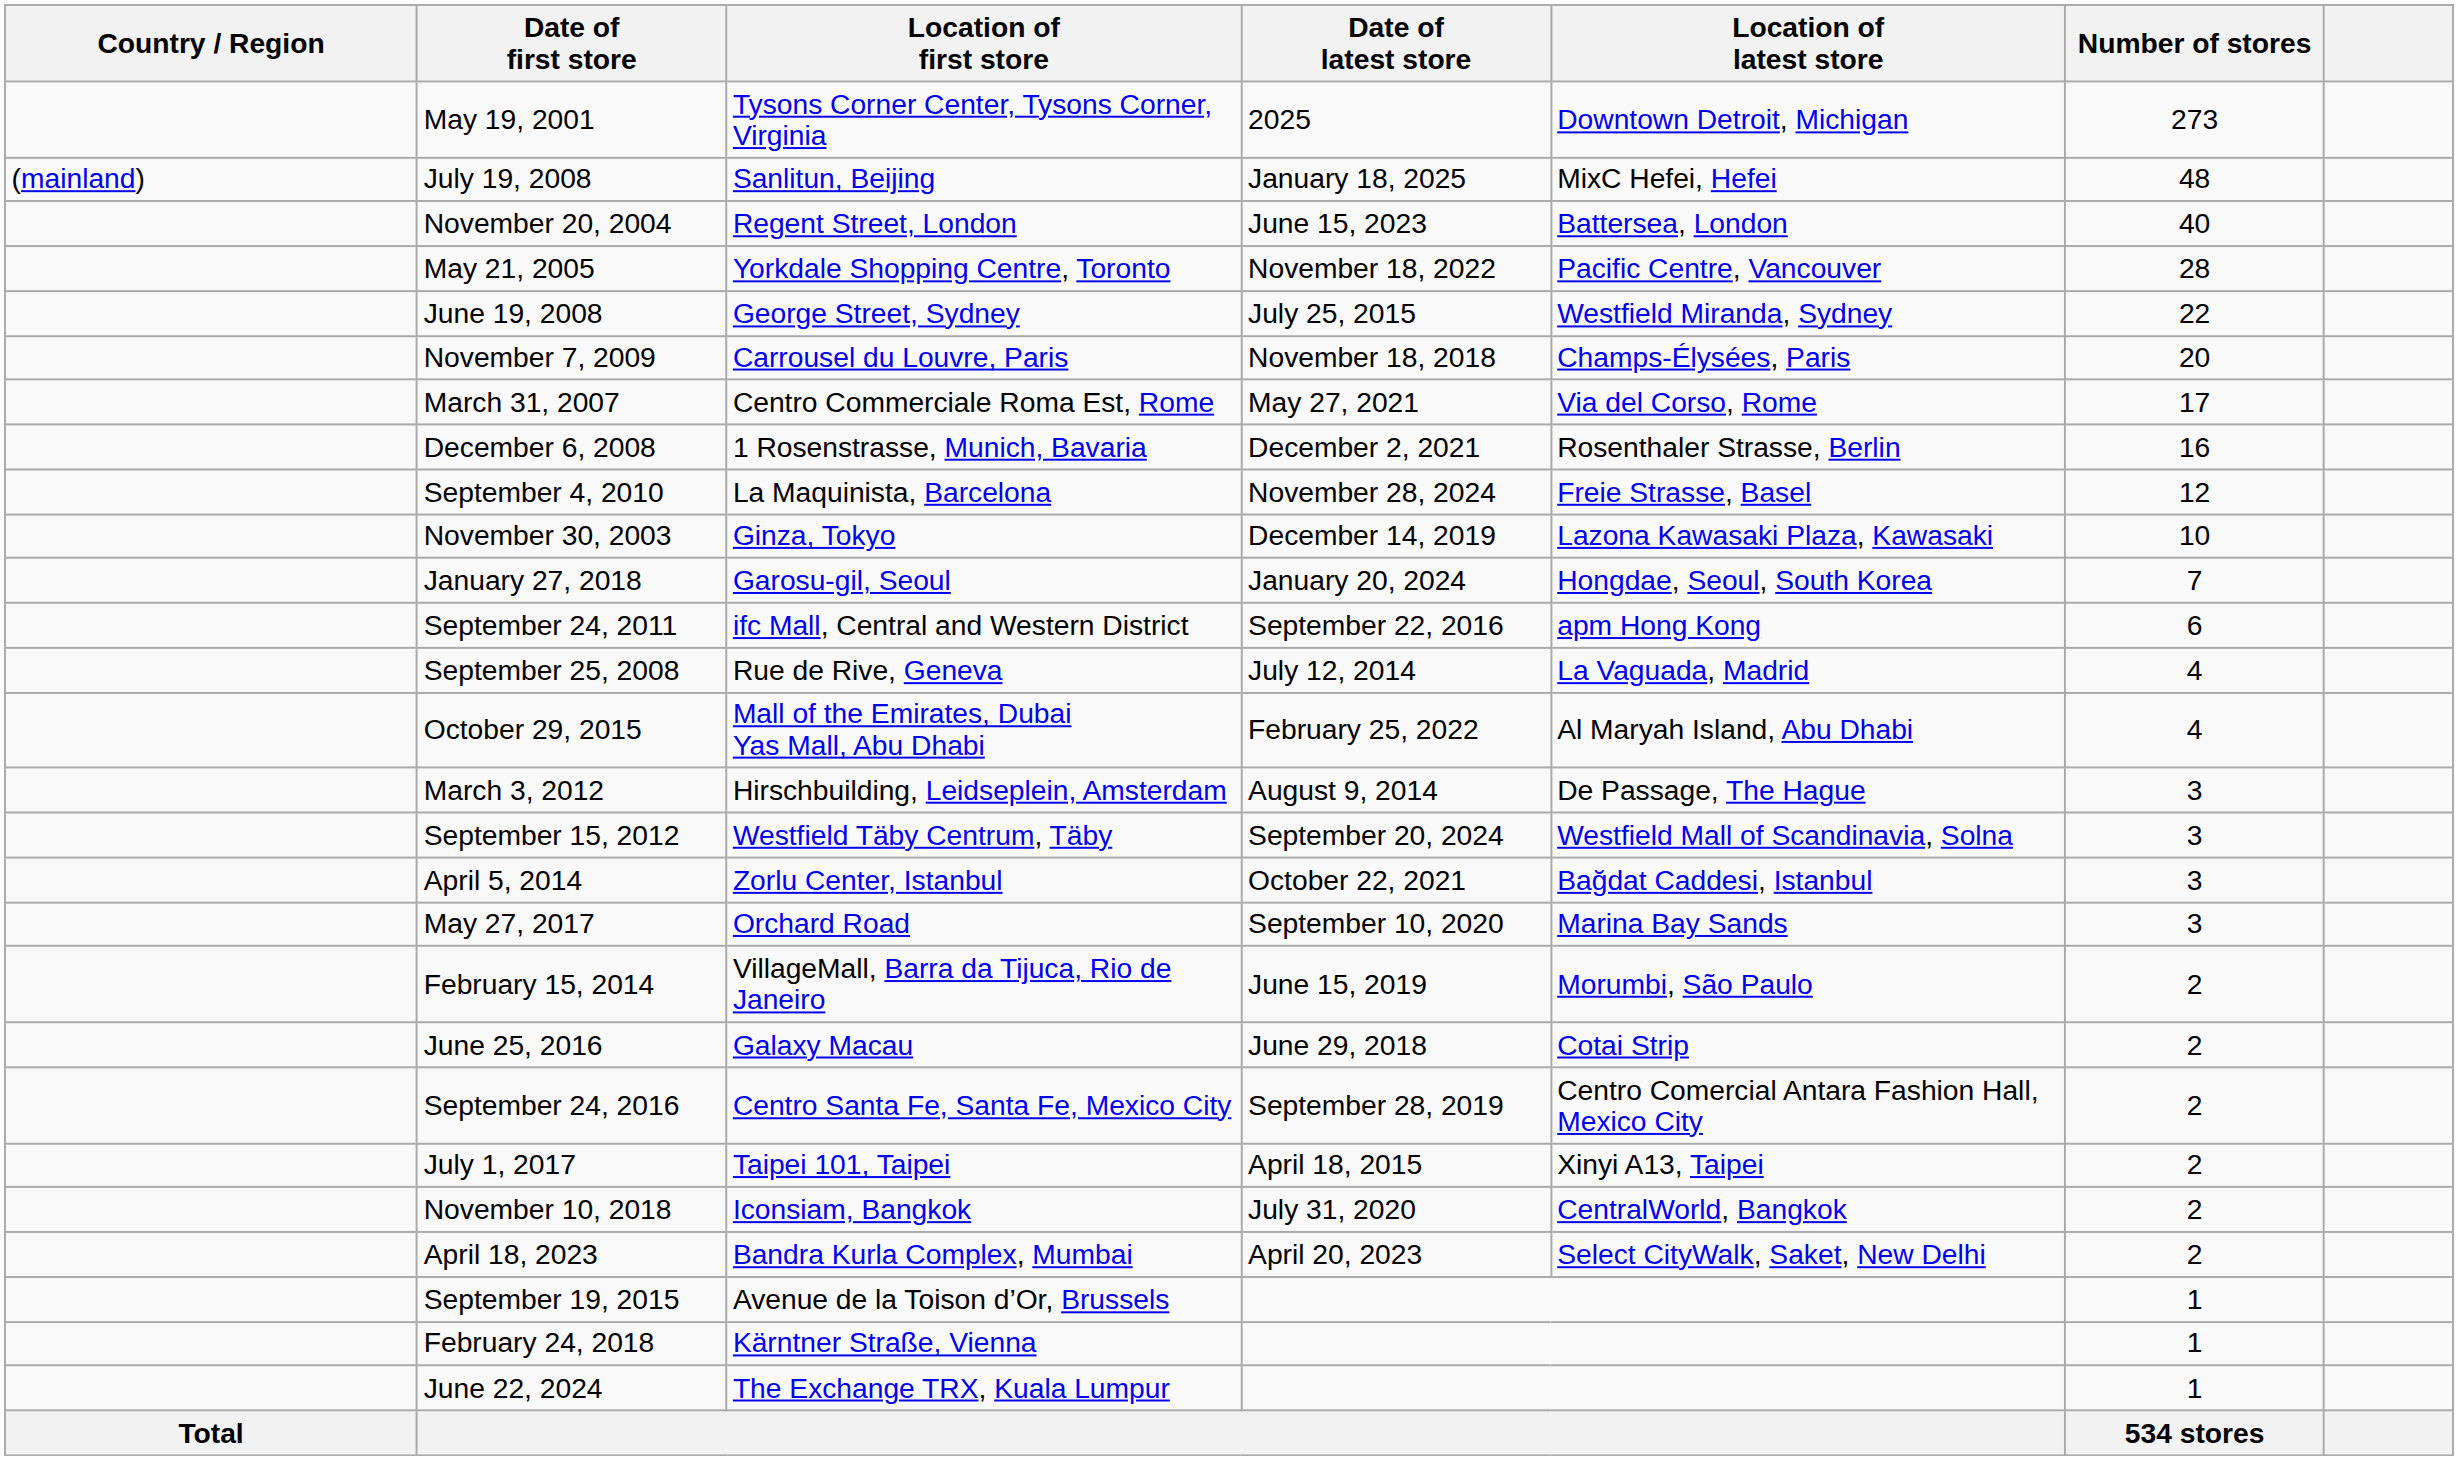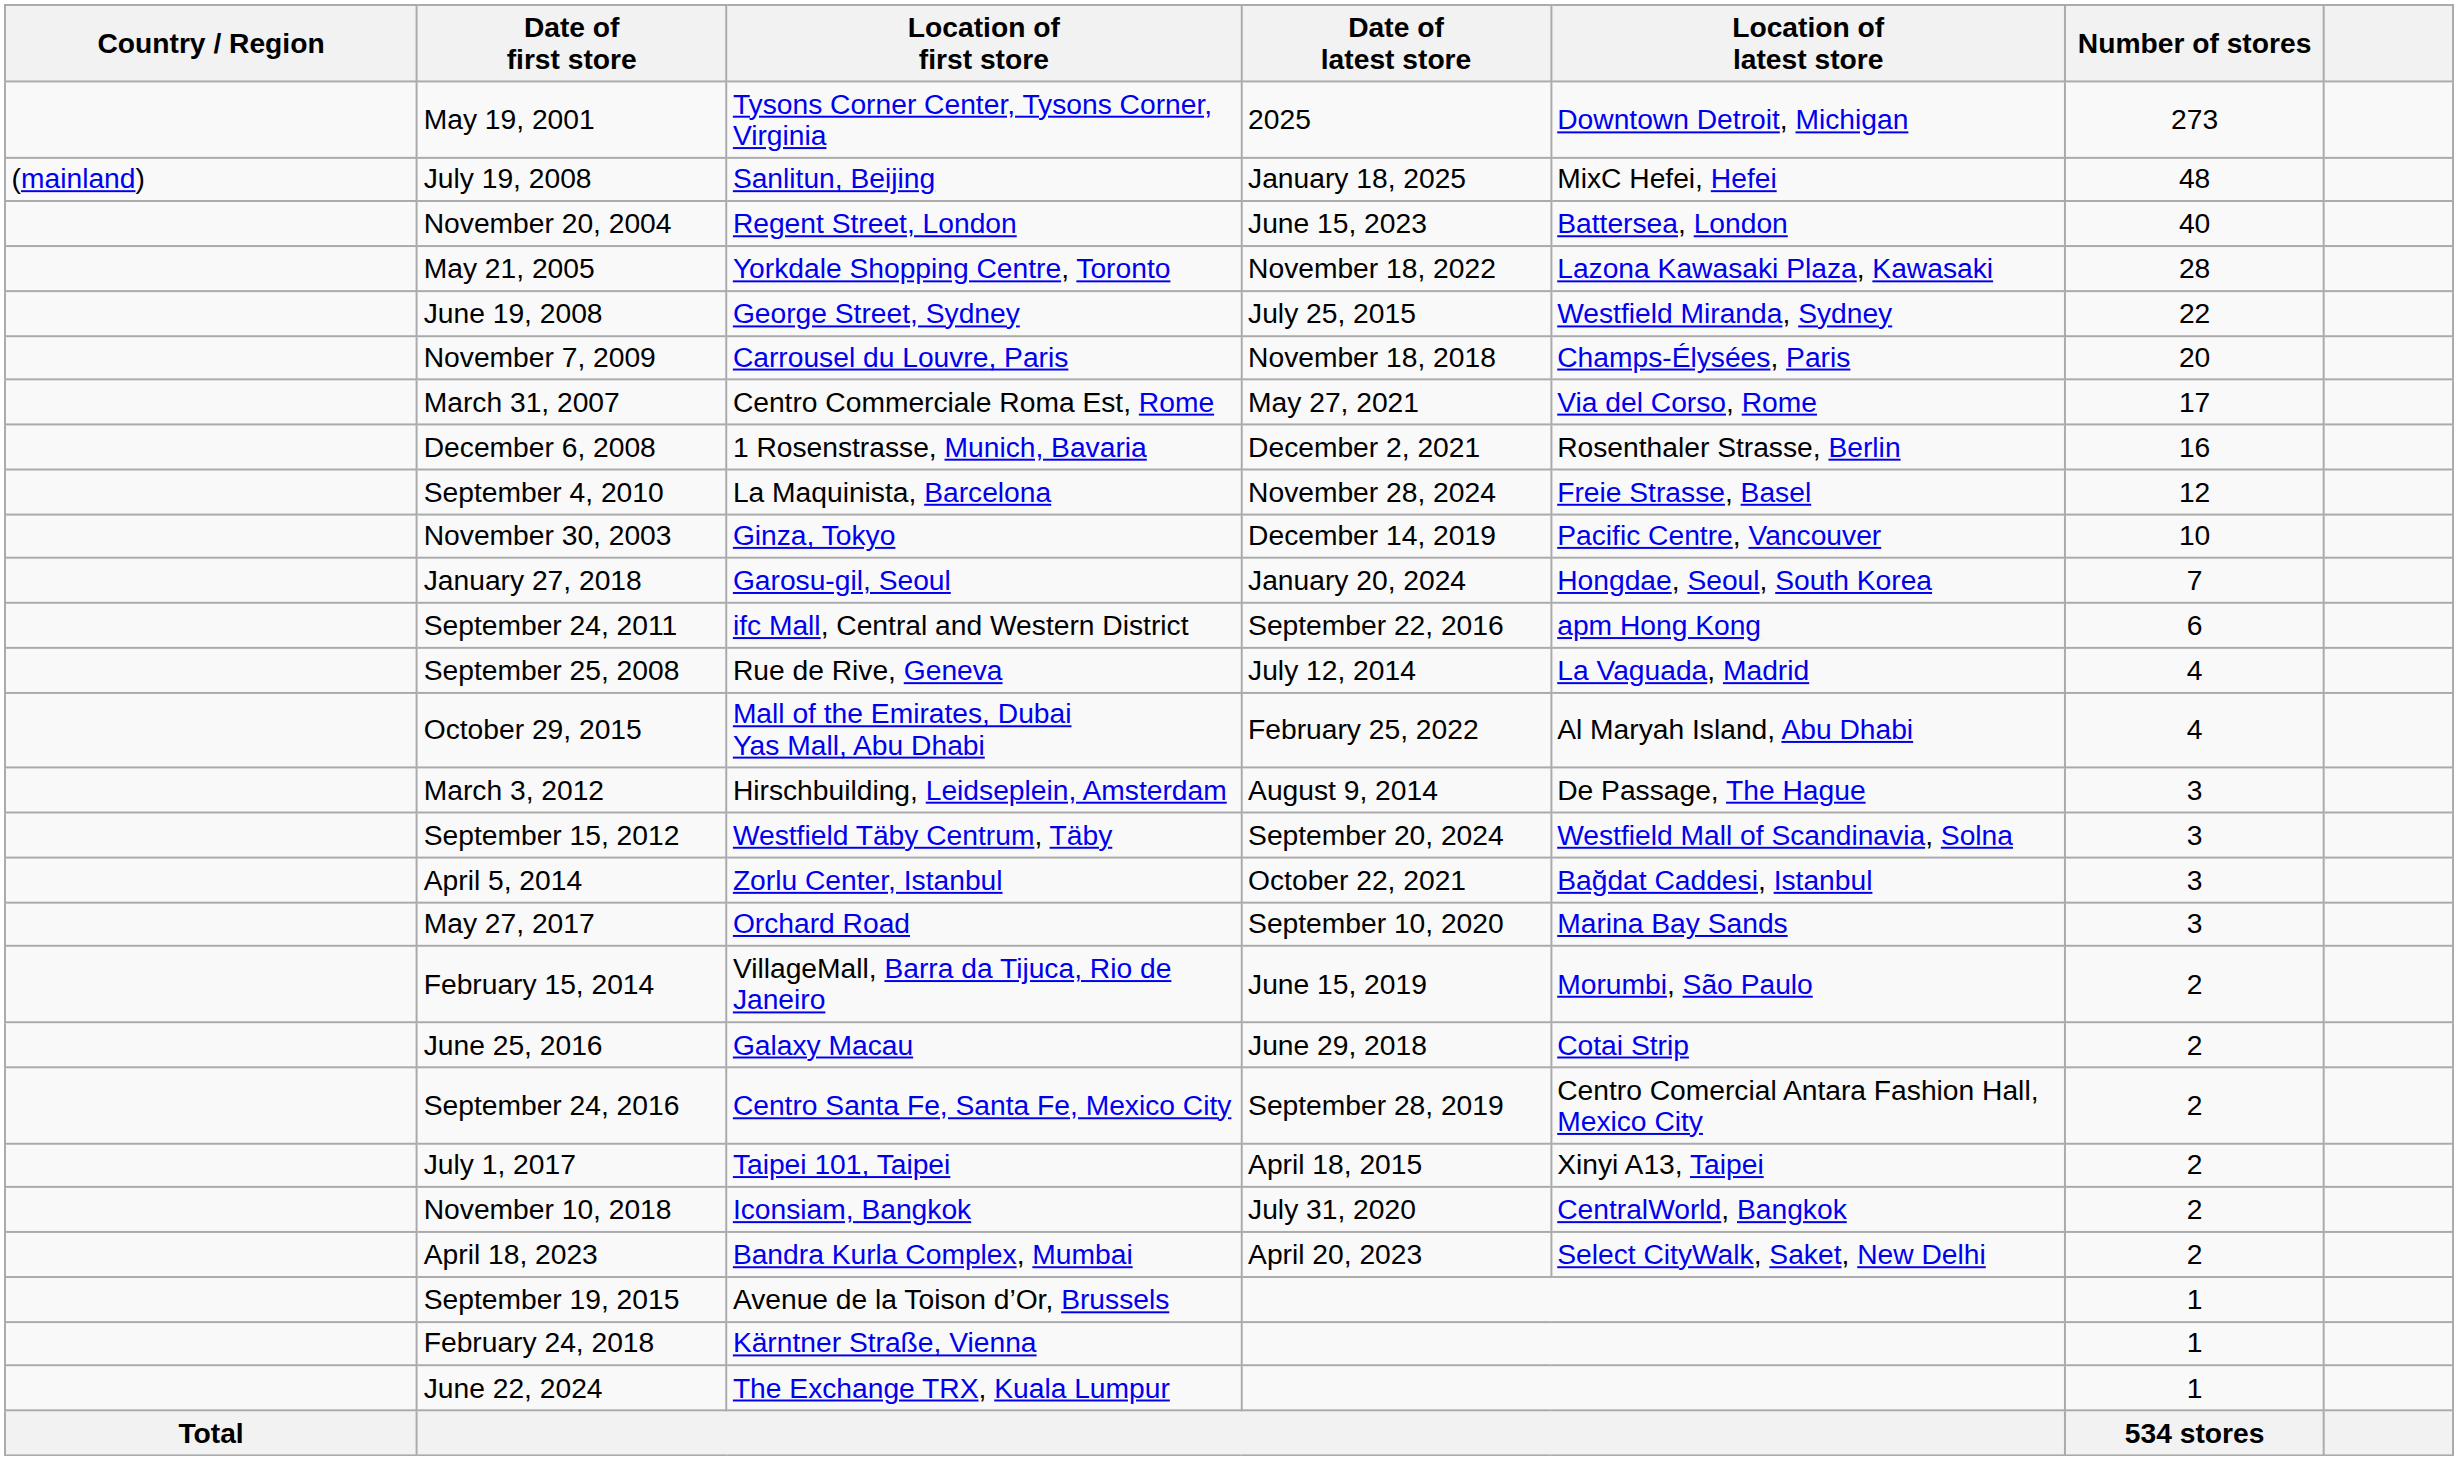(1719, 269) Pacific Centre, Vancouver -> (1775, 269) Lazona Kawasaki Plaza, Kawasaki
(1775, 536) Lazona Kawasaki Plaza, Kawasaki -> (1719, 536) Pacific Centre, Vancouver
